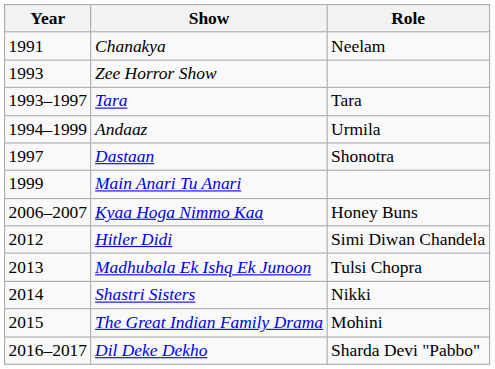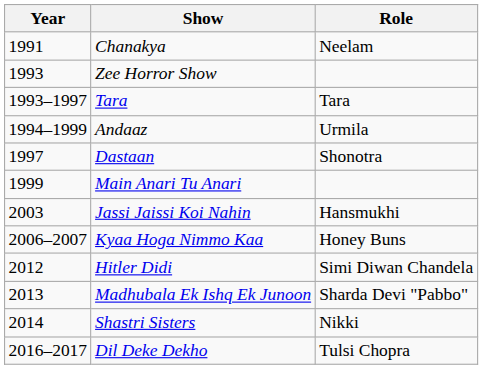+ row: (173, 211)
(377, 267) Tulsi Chopra -> (394, 294) Sharda Devi "Pabbo"
- row: (209, 322)
(406, 350) Sharda Devi "Pabbo" -> (365, 350) Tulsi Chopra
